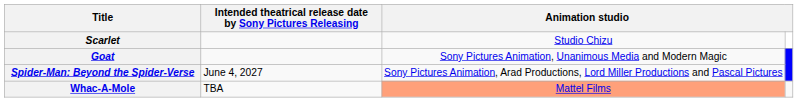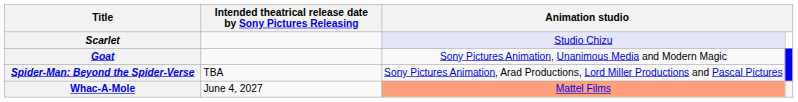(583, 40) no background -> (583, 40) lavender background
(233, 72) June 4, 2027 -> (213, 72) TBA
(213, 89) TBA -> (233, 89) June 4, 2027
